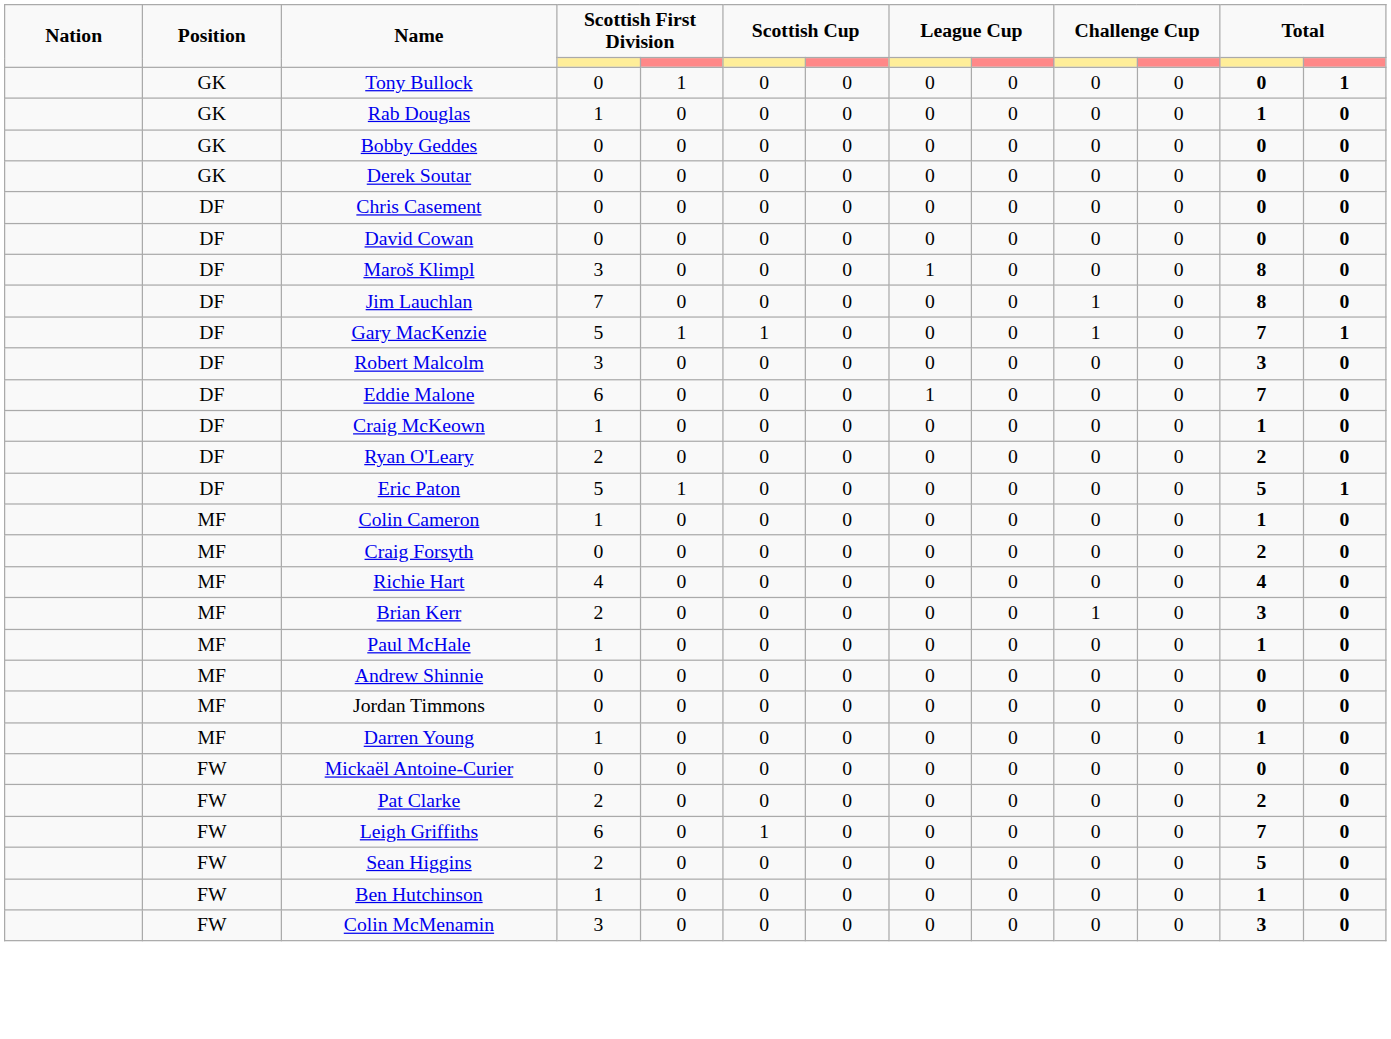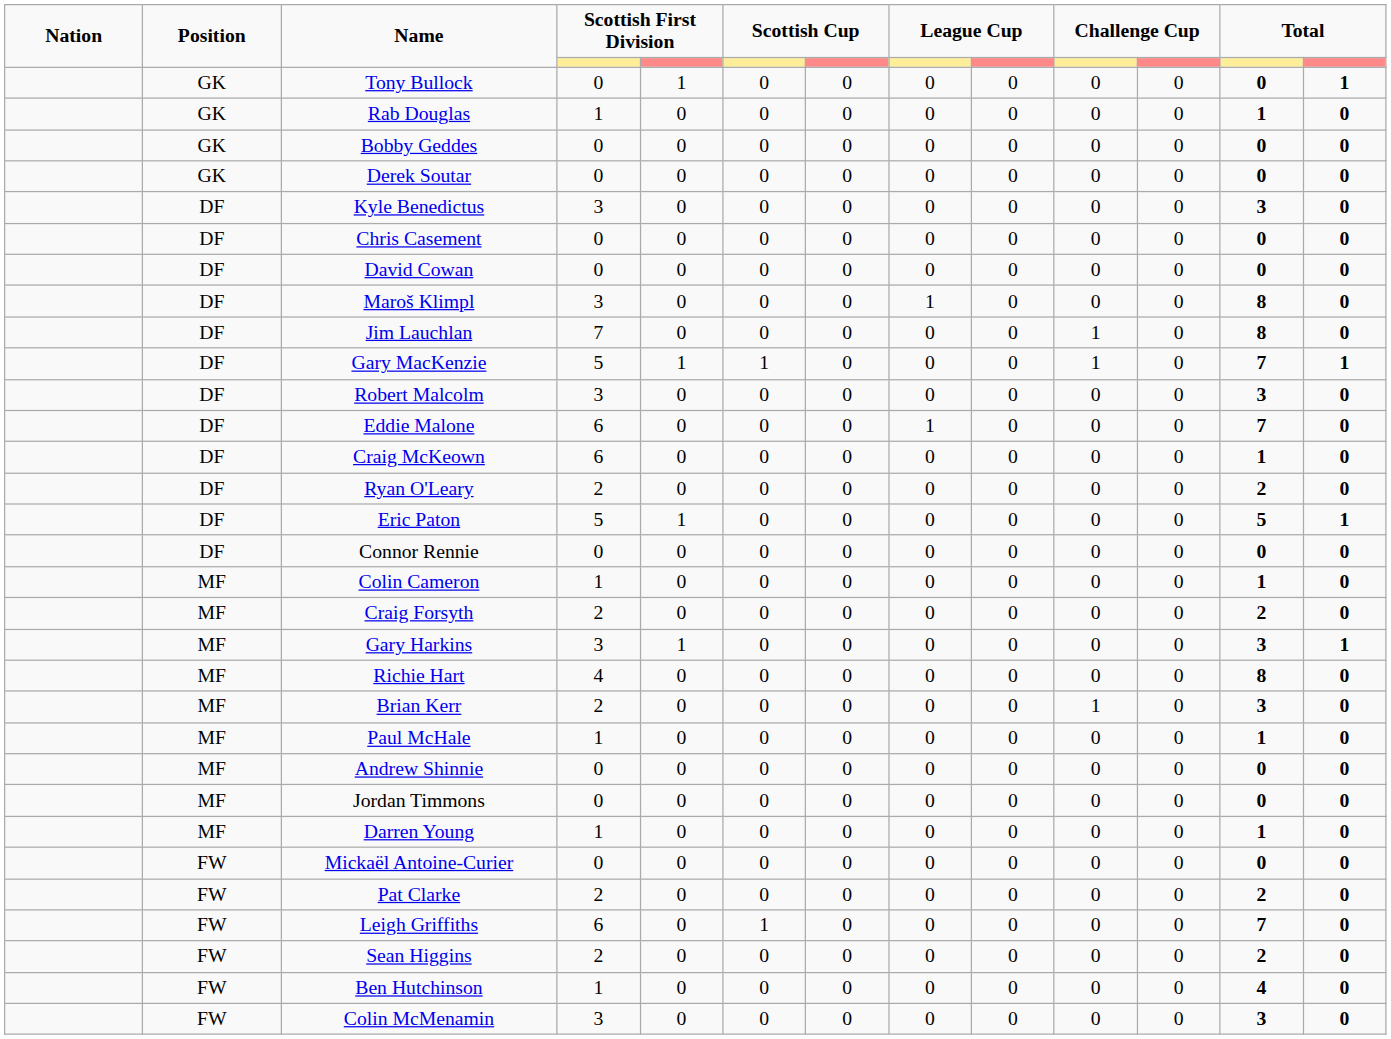+ row: (419, 207)
(598, 425) 1 -> (598, 457) 6
+ row: (419, 550)
(598, 550) 0 -> (598, 613) 2
+ row: (419, 644)
(1261, 581) 4 -> (1261, 675) 8
(1261, 862) 5 -> (1261, 956) 2
(1261, 894) 1 -> (1261, 987) 4
